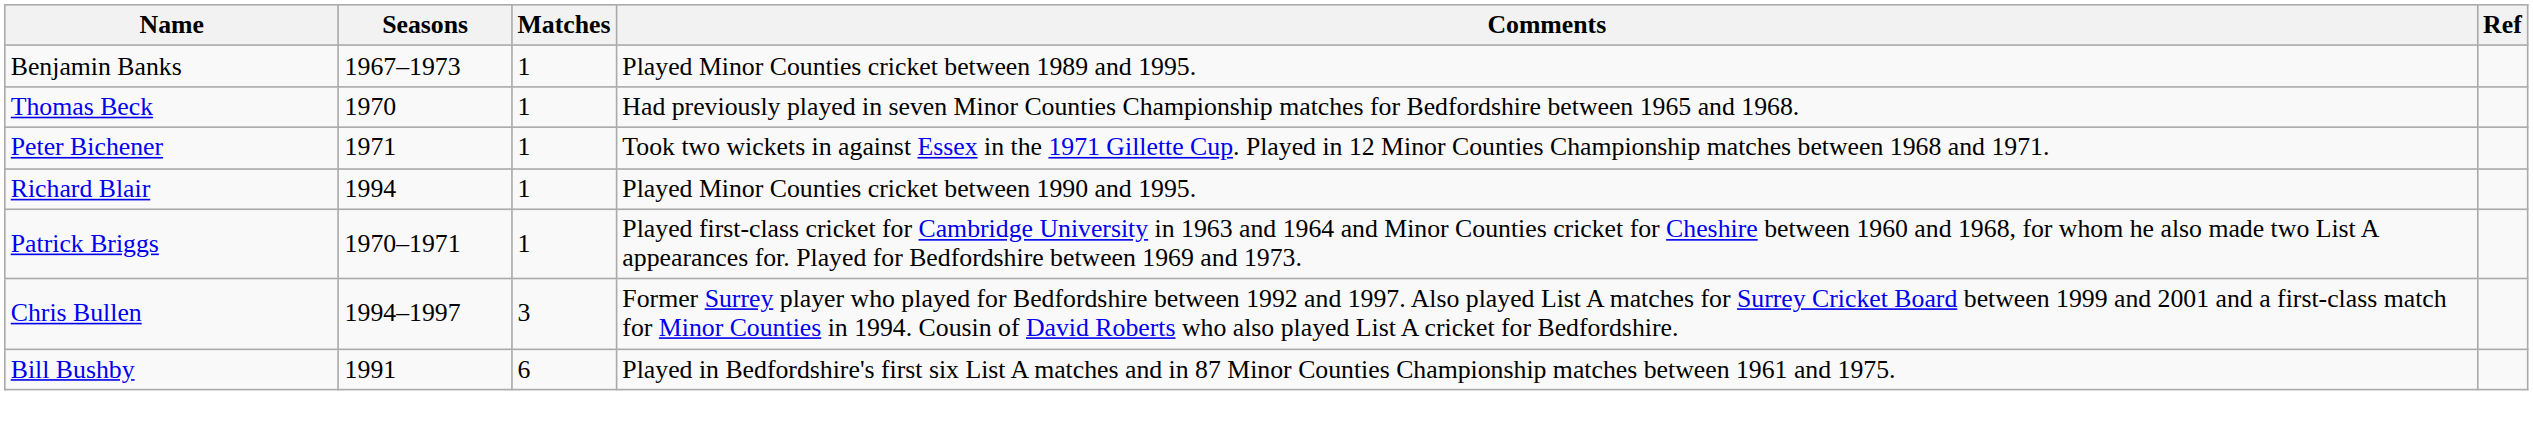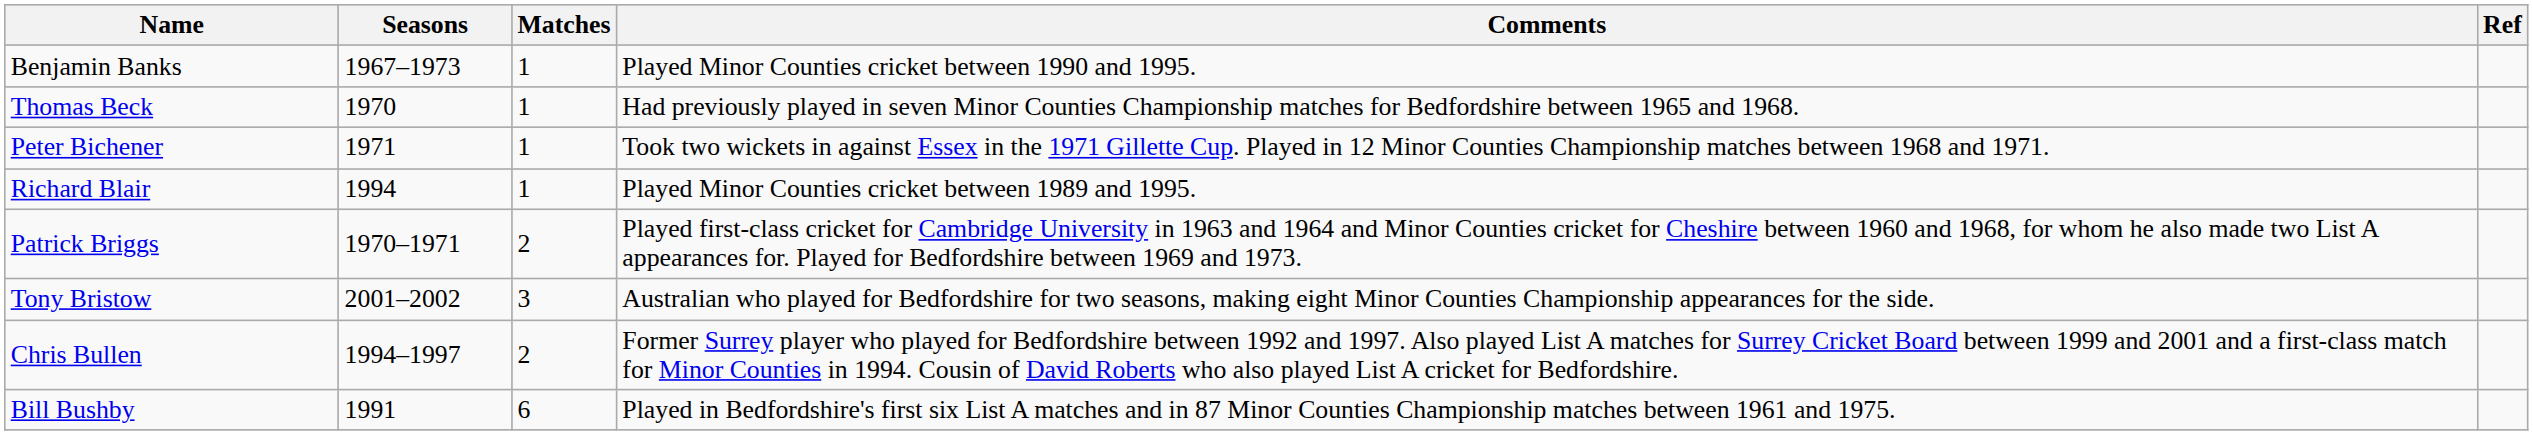(909, 65) Played Minor Counties cricket between 1989 and 1995. -> (909, 65) Played Minor Counties cricket between 1990 and 1995.
(909, 188) Played Minor Counties cricket between 1990 and 1995. -> (909, 188) Played Minor Counties cricket between 1989 and 1995.
(524, 243) 1 -> (524, 243) 2
+ row: (81, 299)
(524, 313) 3 -> (524, 354) 2
